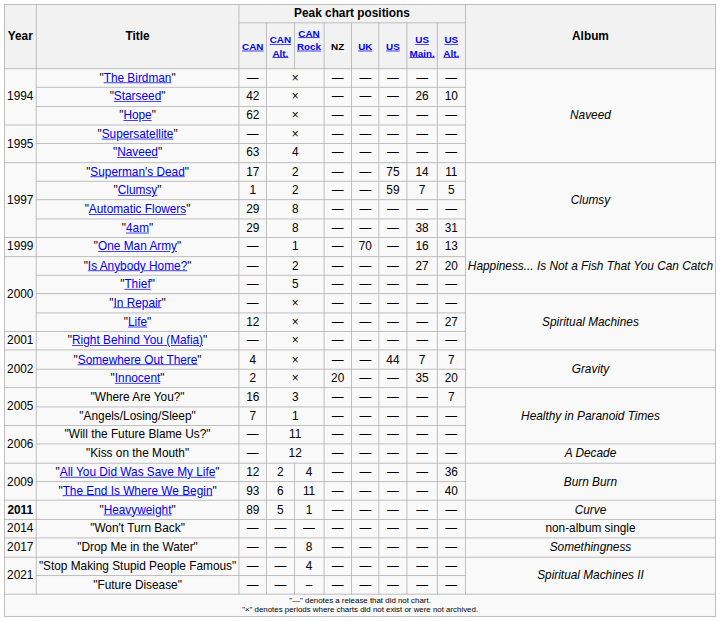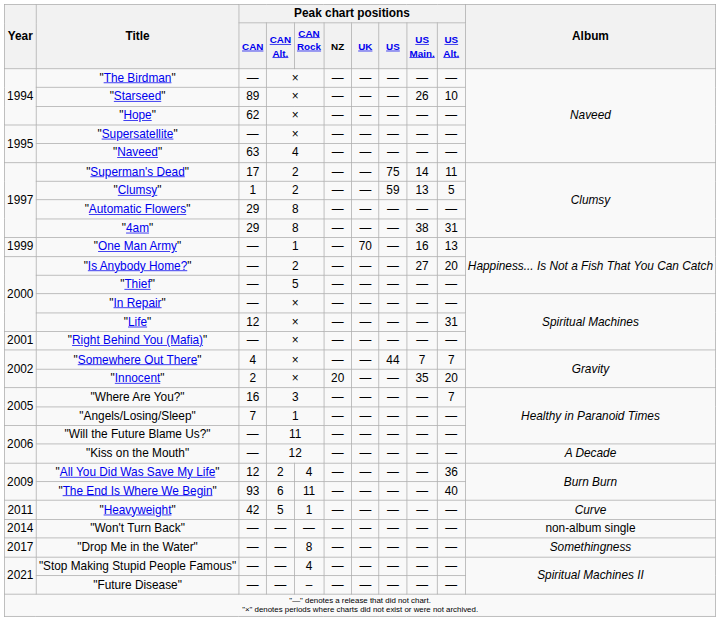(253, 96) 42 -> (253, 96) 89
(422, 190) 7 -> (422, 190) 13
(451, 322) 27 -> (451, 322) 31
(20, 509) bold -> (20, 509) normal
(253, 509) 89 -> (253, 509) 42
